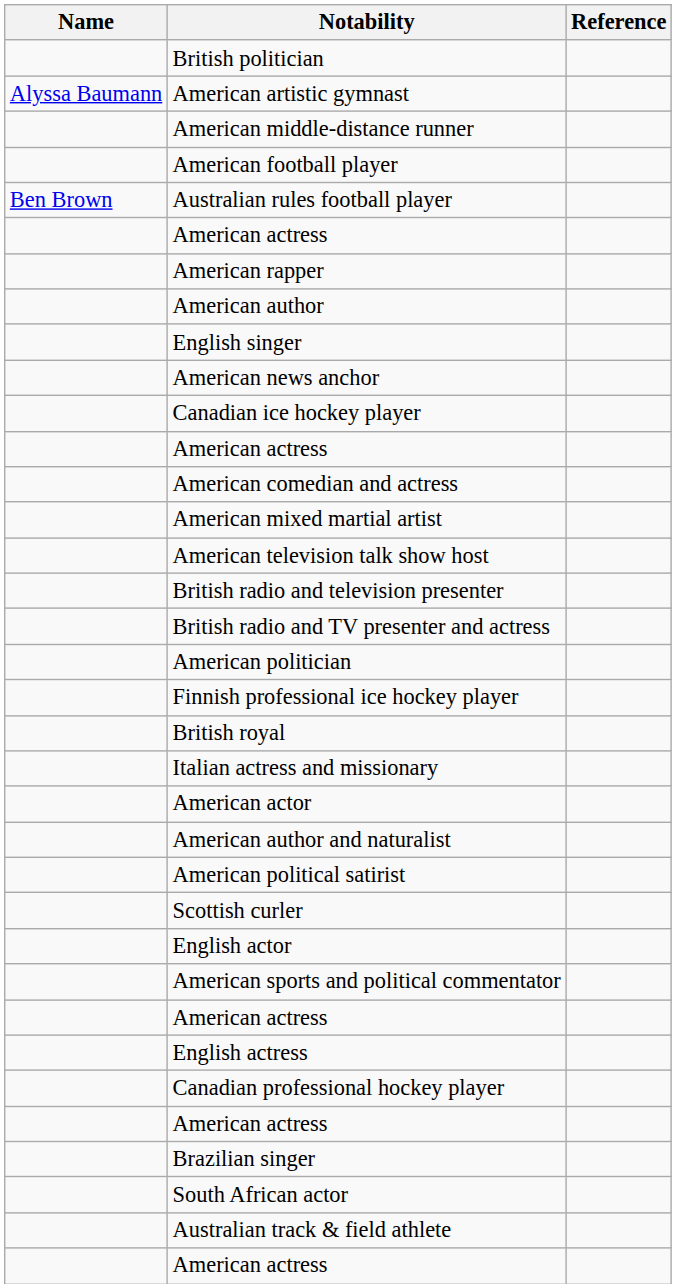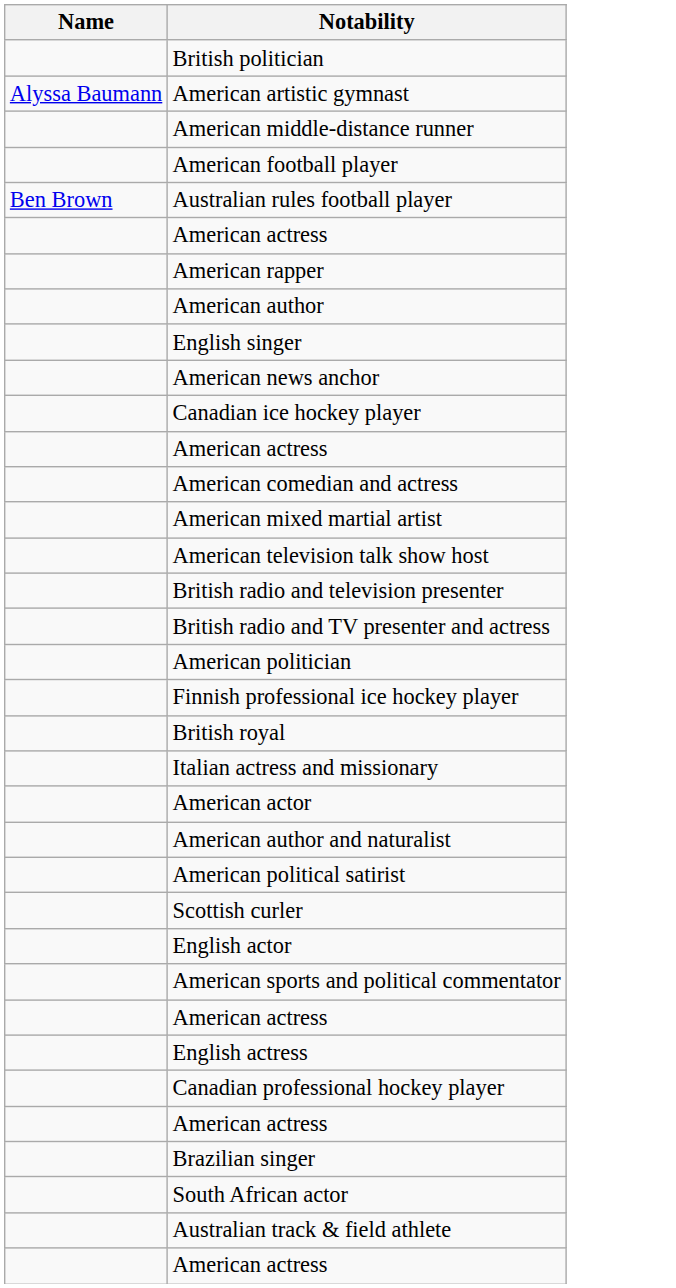- column: (619, 22)
